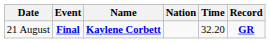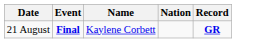- column: (213, 12)
(123, 29) bold -> (121, 29) normal
